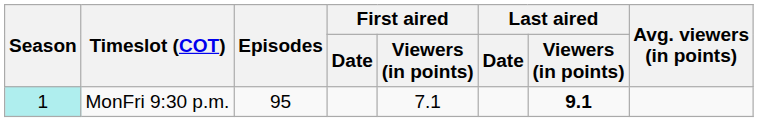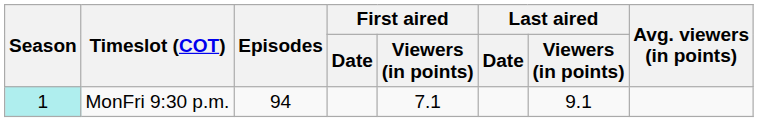(281, 101) 95 -> (281, 101) 94
(579, 101) bold -> (579, 101) normal
